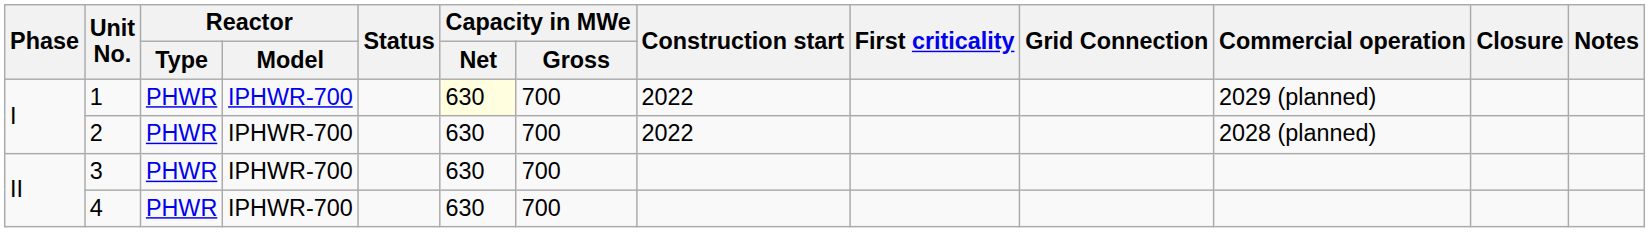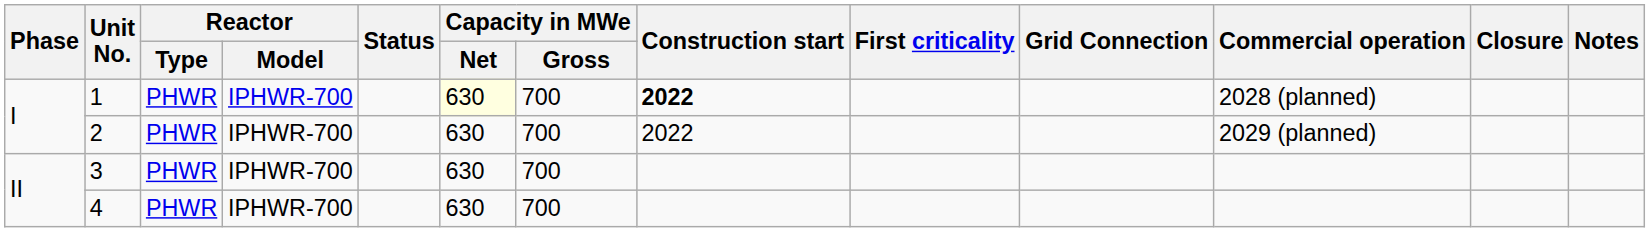(668, 97) normal -> (668, 97) bold
(1298, 97) 2029 (planned) -> (1298, 97) 2028 (planned)
(1298, 134) 2028 (planned) -> (1298, 134) 2029 (planned)
